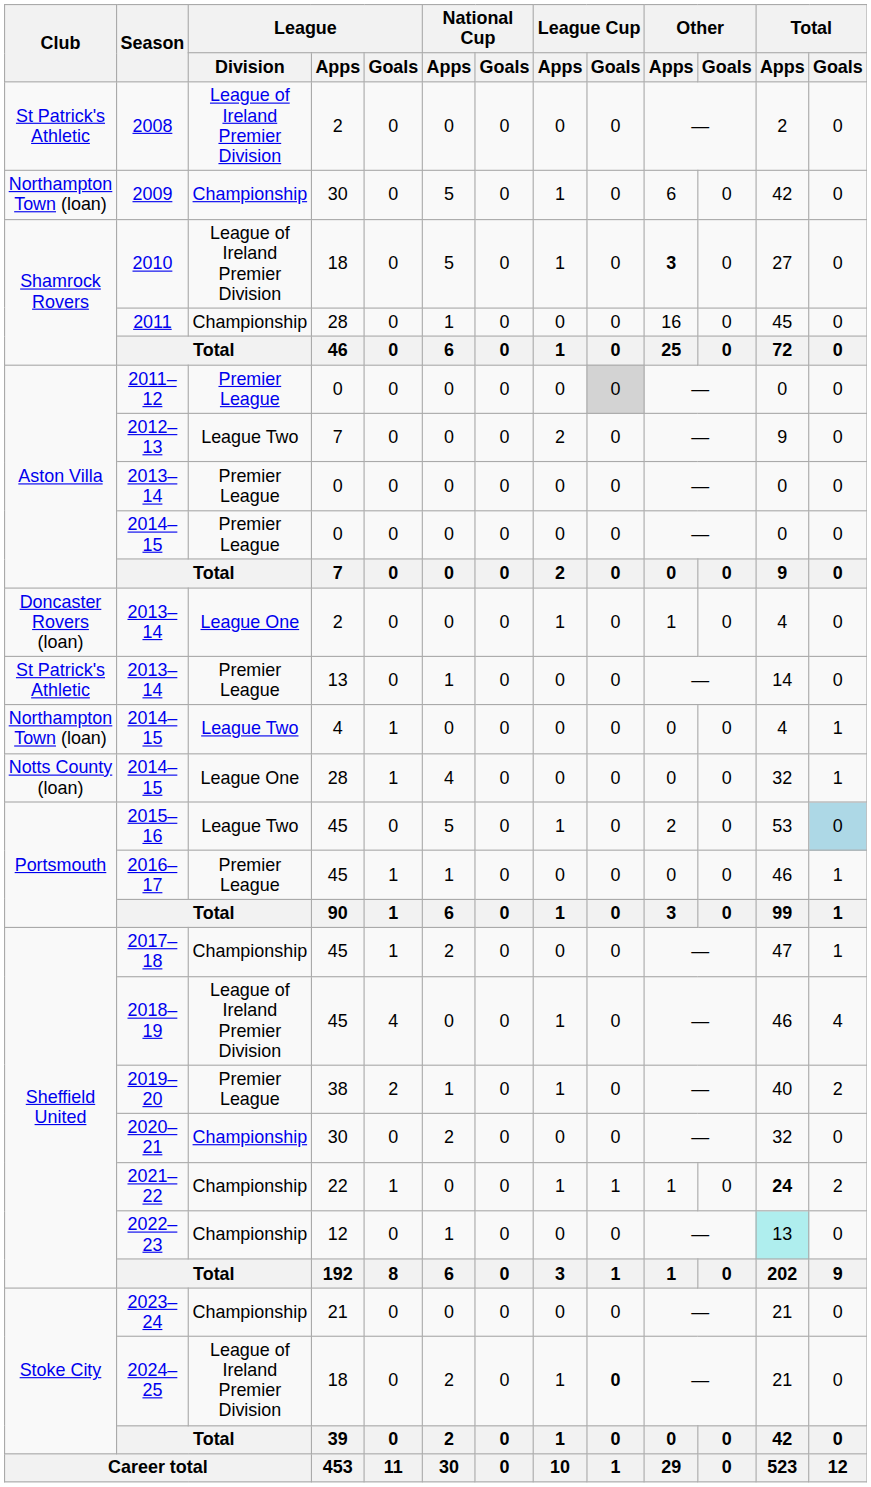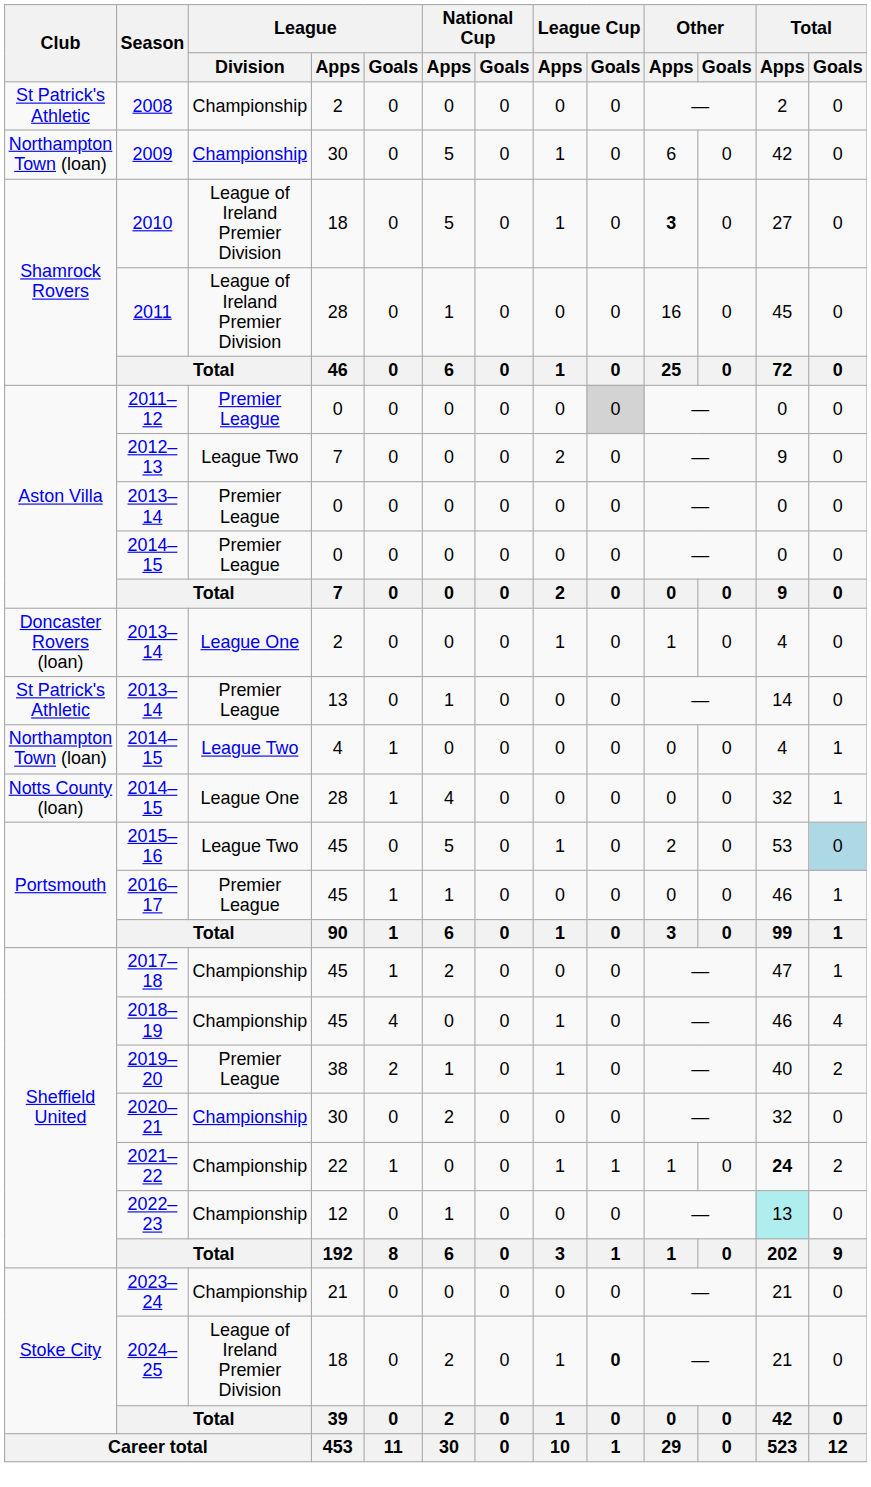(250, 125) League of Ireland Premier Division -> (250, 105) Championship
(250, 322) Championship -> (250, 312) League of Ireland Premier Division
(250, 1020) League of Ireland Premier Division -> (250, 1020) Championship
